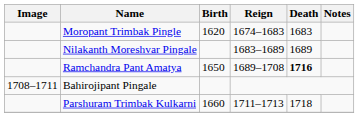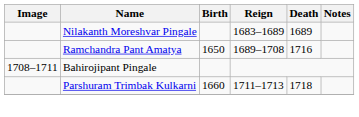- row: (122, 31)
(301, 67) bold -> (301, 49) normal
